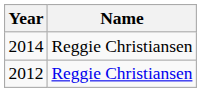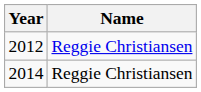rows swapped: (26, 73) <-> (26, 45)
